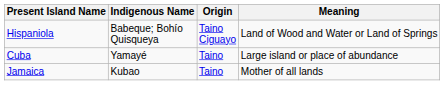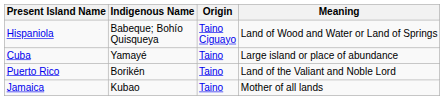+ row: (33, 71)
